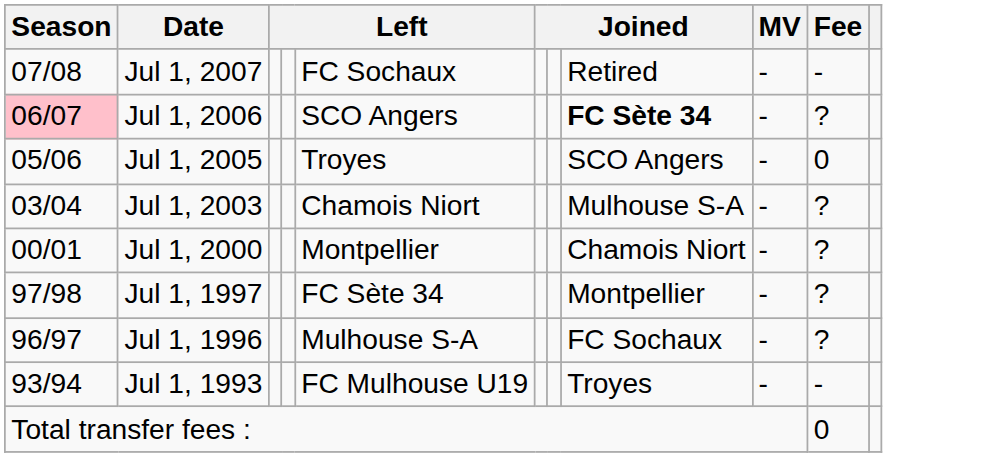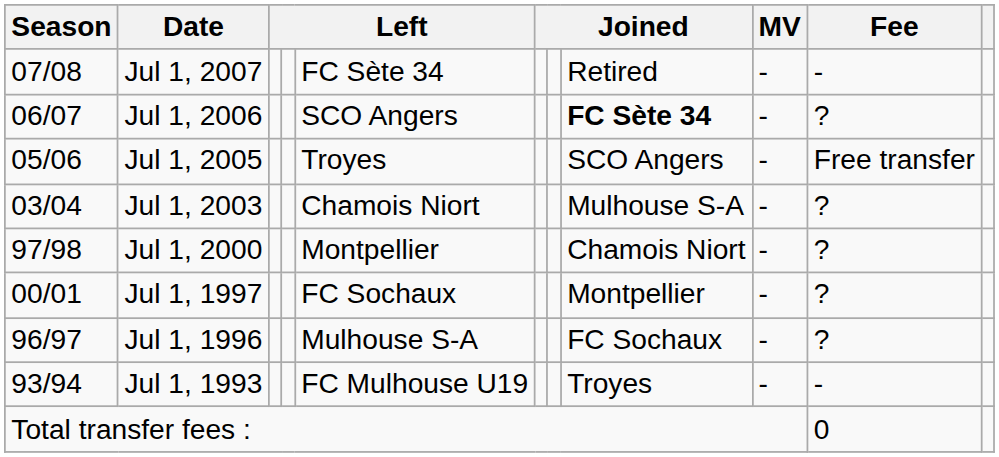(379, 71) FC Sochaux -> (372, 71) FC Sète 34
(47, 116) pink background -> (47, 116) no background
(822, 160) 0 -> (894, 160) Free transfer
(47, 250) 00/01 -> (47, 250) 97/98
(47, 294) 97/98 -> (47, 294) 00/01
(372, 294) FC Sète 34 -> (379, 294) FC Sochaux
